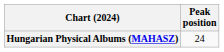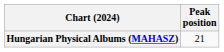(200, 39) 24 -> (200, 39) 21
